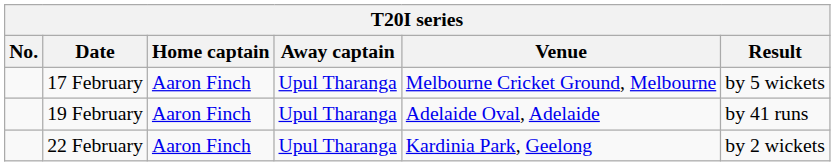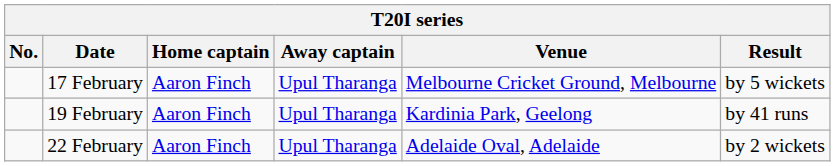(503, 113) Adelaide Oval, Adelaide -> (499, 113) Kardinia Park, Geelong
(499, 144) Kardinia Park, Geelong -> (503, 144) Adelaide Oval, Adelaide
